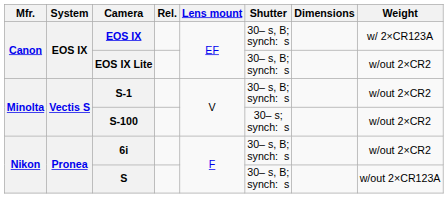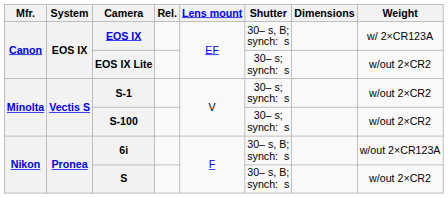(268, 65) 30– s, B; synch: s -> (268, 65) 30– s; synch: s
(268, 93) 30– s, B; synch: s -> (268, 93) 30– s; synch: s
(400, 151) w/out 2×CR2 -> (400, 151) w/out 2×CR123A
(400, 179) w/out 2×CR123A -> (400, 179) w/out 2×CR2
